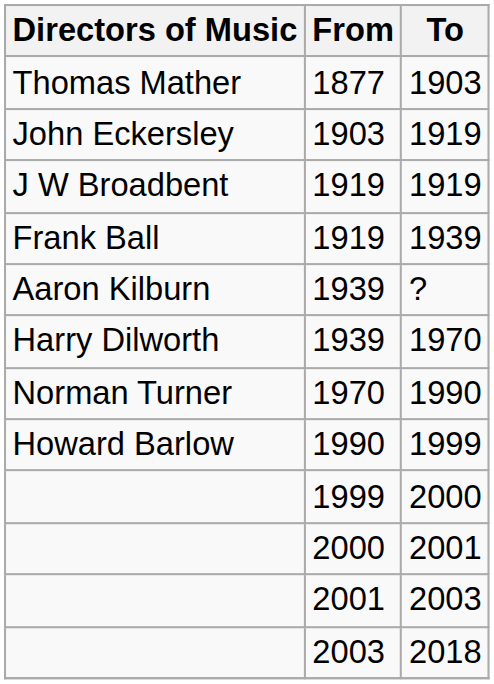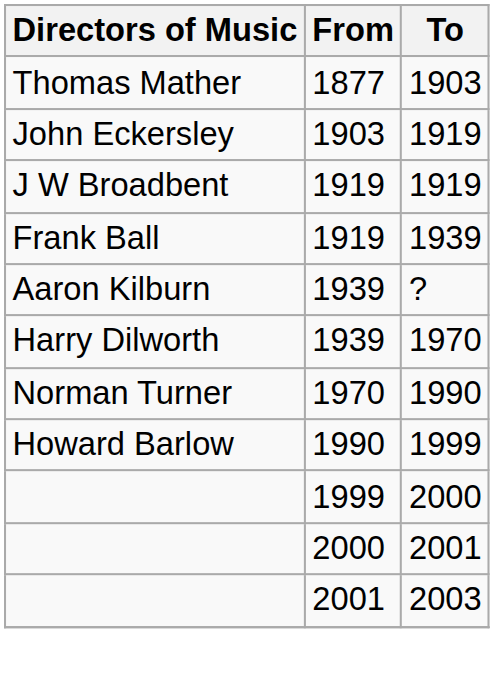- row: (349, 651)
